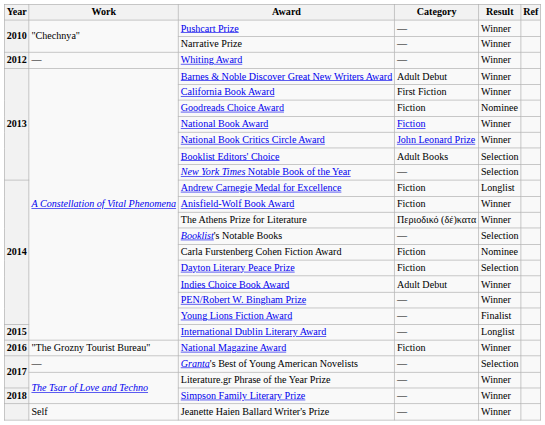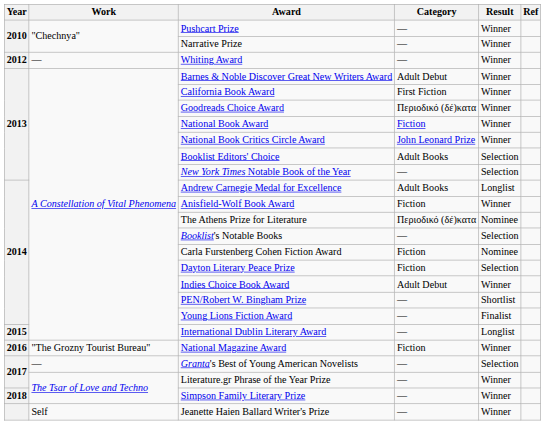(411, 108) Fiction -> (437, 108) Περιοδικό (δέ)κατα
(499, 108) Nominee -> (496, 108) Winner
(411, 188) Fiction -> (423, 188) Adult Books
(496, 220) Winner -> (499, 220) Nominee
(496, 300) Winner -> (498, 300) Shortlist
